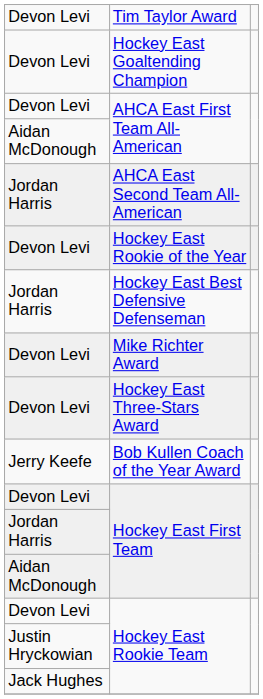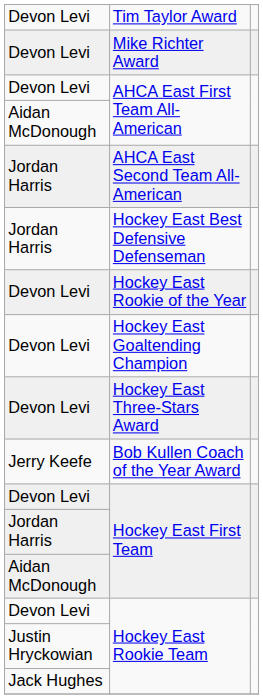rows swapped: (49, 354) <-> (49, 61)
rows swapped: (33, 301) <-> (49, 247)
